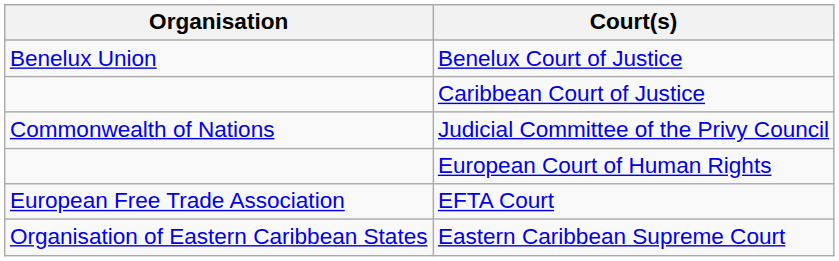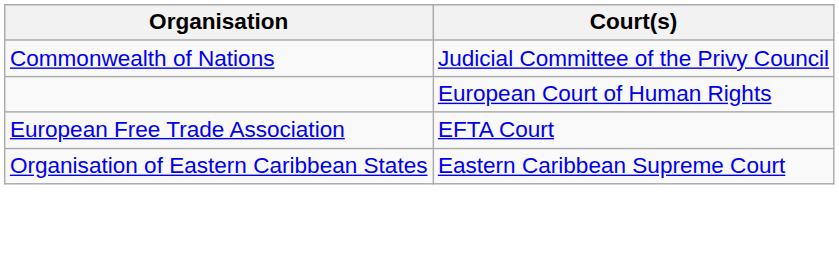- row: (560, 58)
- row: (571, 93)
